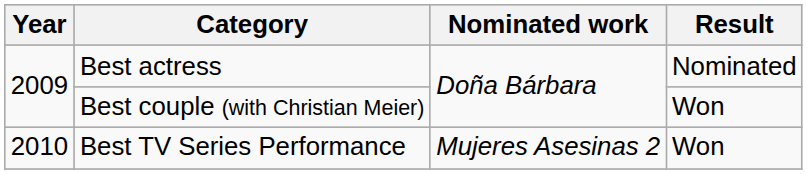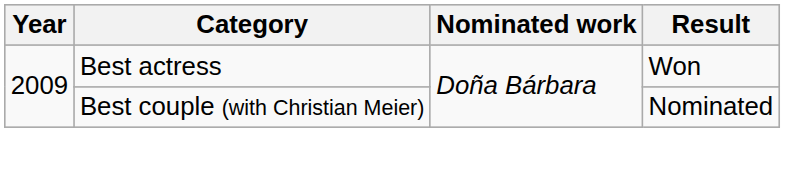(734, 65) Nominated -> (675, 65) Won
(698, 106) Won -> (711, 106) Nominated
- row: (243, 147)
